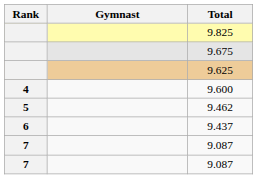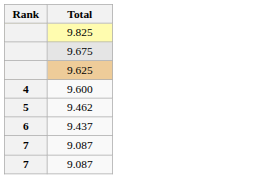- column: (117, 14)
